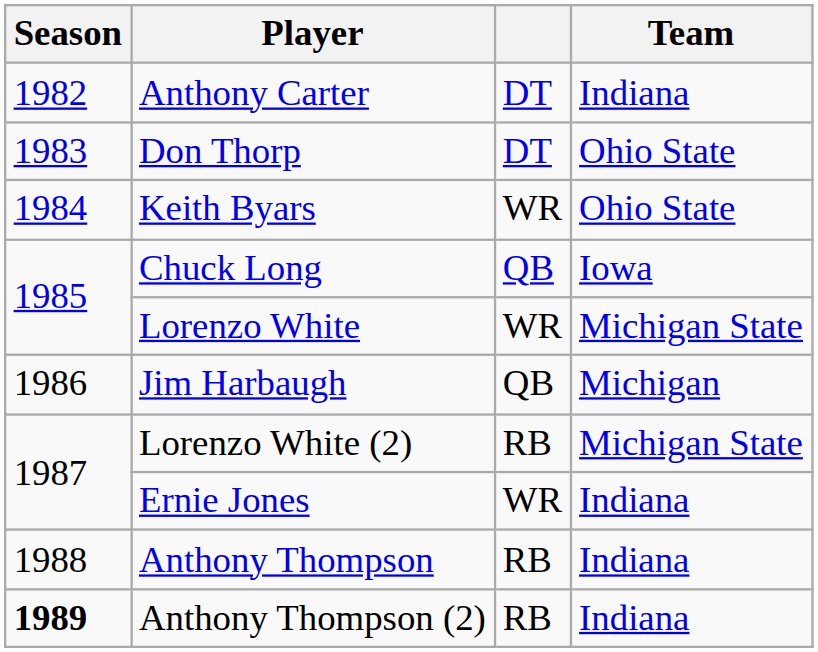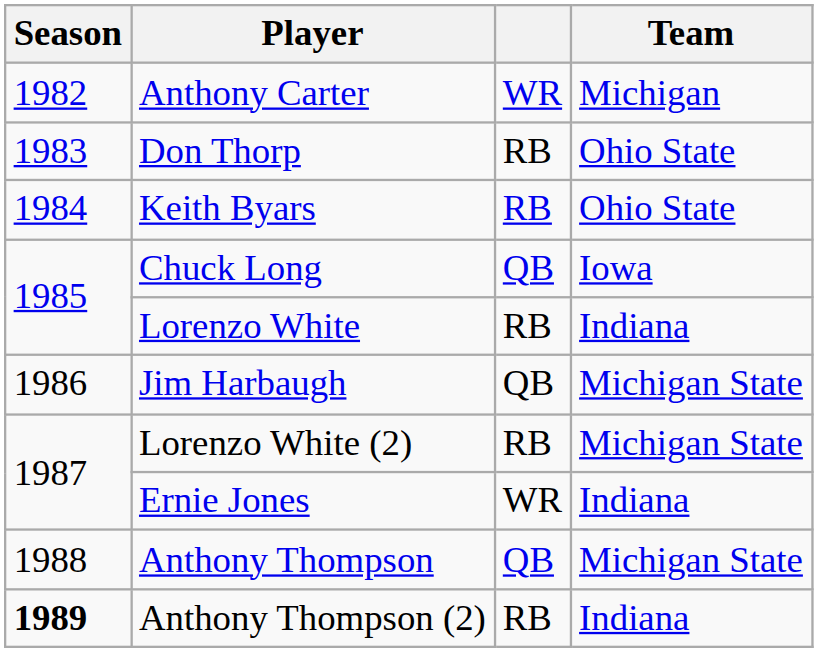(527, 92) DT -> (532, 92) WR
(634, 92) Indiana -> (650, 92) Michigan
(527, 150) DT -> (527, 150) RB
(532, 208) WR -> (527, 208) RB
(532, 325) WR -> (527, 325) RB
(691, 325) Michigan State -> (634, 325) Indiana
(650, 383) Michigan -> (691, 383) Michigan State
(527, 558) RB -> (528, 558) QB
(634, 558) Indiana -> (691, 558) Michigan State
